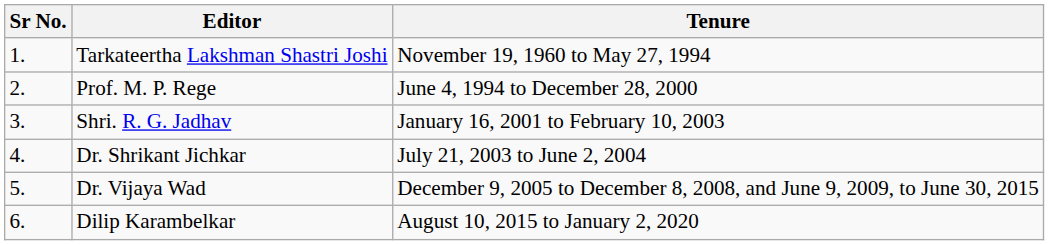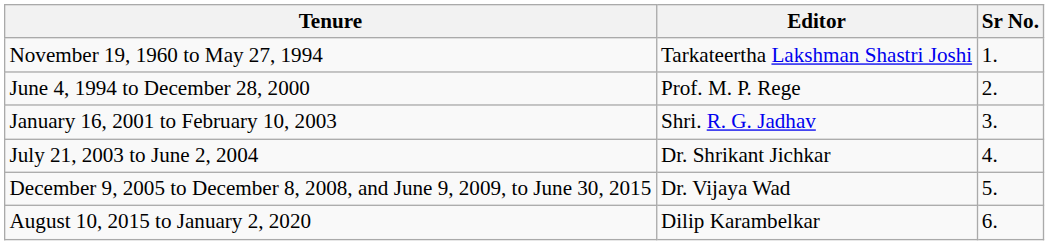columns swapped: (38, 21) <-> (718, 21)
